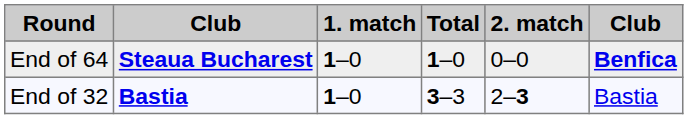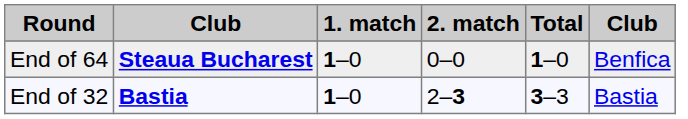columns swapped: (453, 23) <-> (537, 23)
(635, 59) bold -> (632, 59) normal
